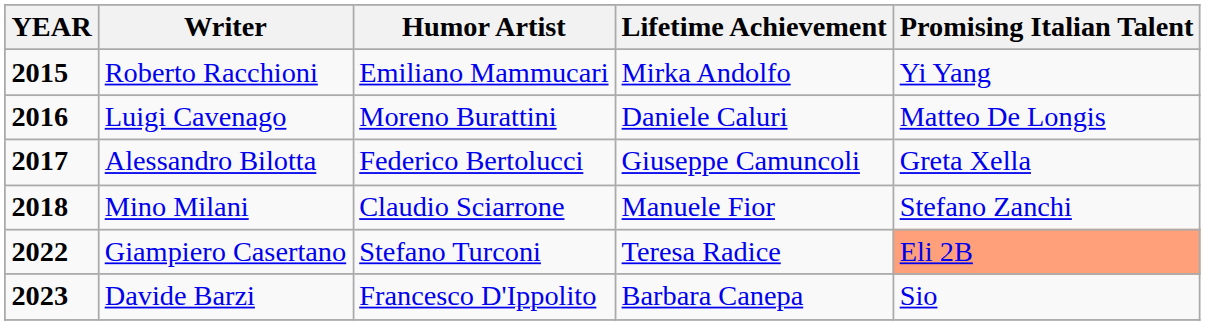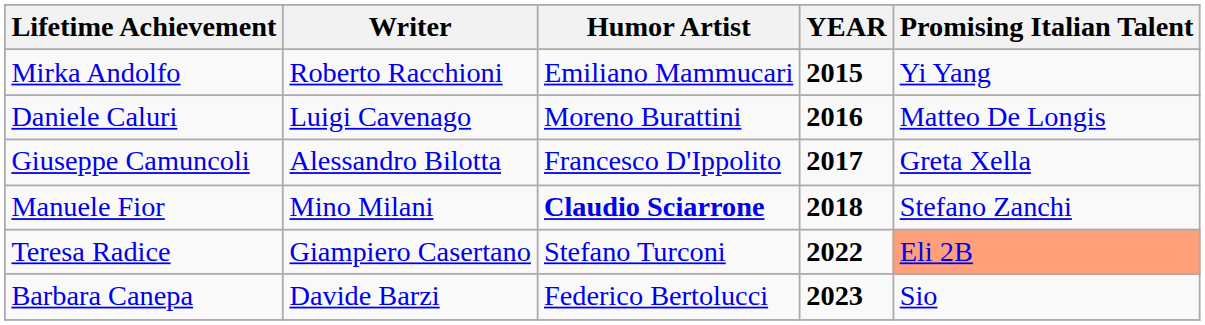columns swapped: (52, 26) <-> (754, 26)
(471, 161) Federico Bertolucci -> (663, 161) Francesco D'Ippolito
(462, 206) normal -> (654, 206) bold
(478, 296) Francesco D'Ippolito -> (656, 296) Federico Bertolucci
